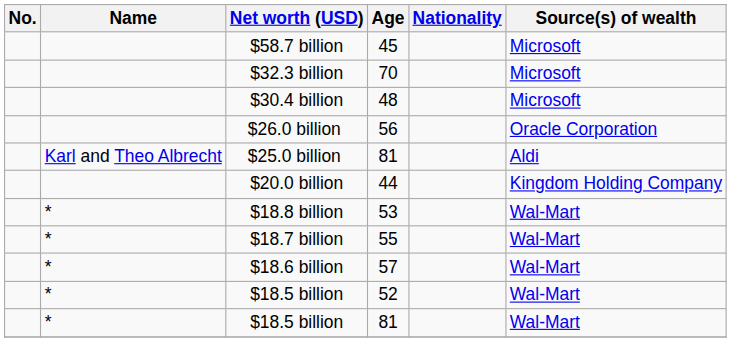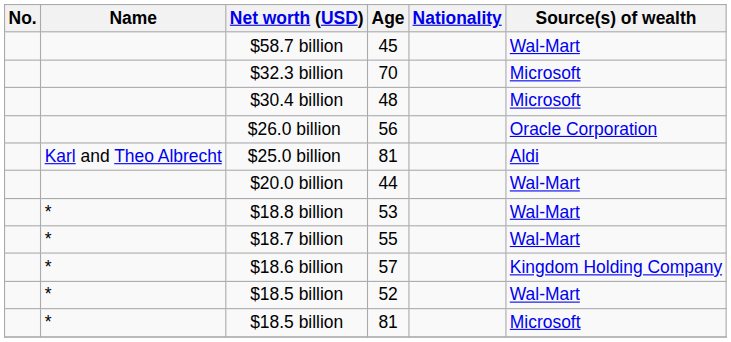(545, 45) Microsoft -> (545, 45) Wal-Mart
(616, 184) Kingdom Holding Company -> (545, 184) Wal-Mart
(545, 267) Wal-Mart -> (616, 267) Kingdom Holding Company
(545, 322) Wal-Mart -> (545, 322) Microsoft
